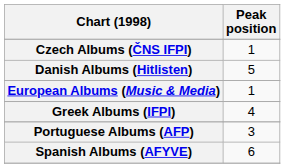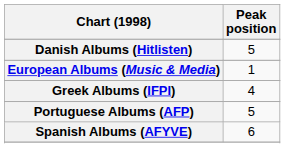- row: (114, 49)
(251, 132) 3 -> (251, 111) 5
